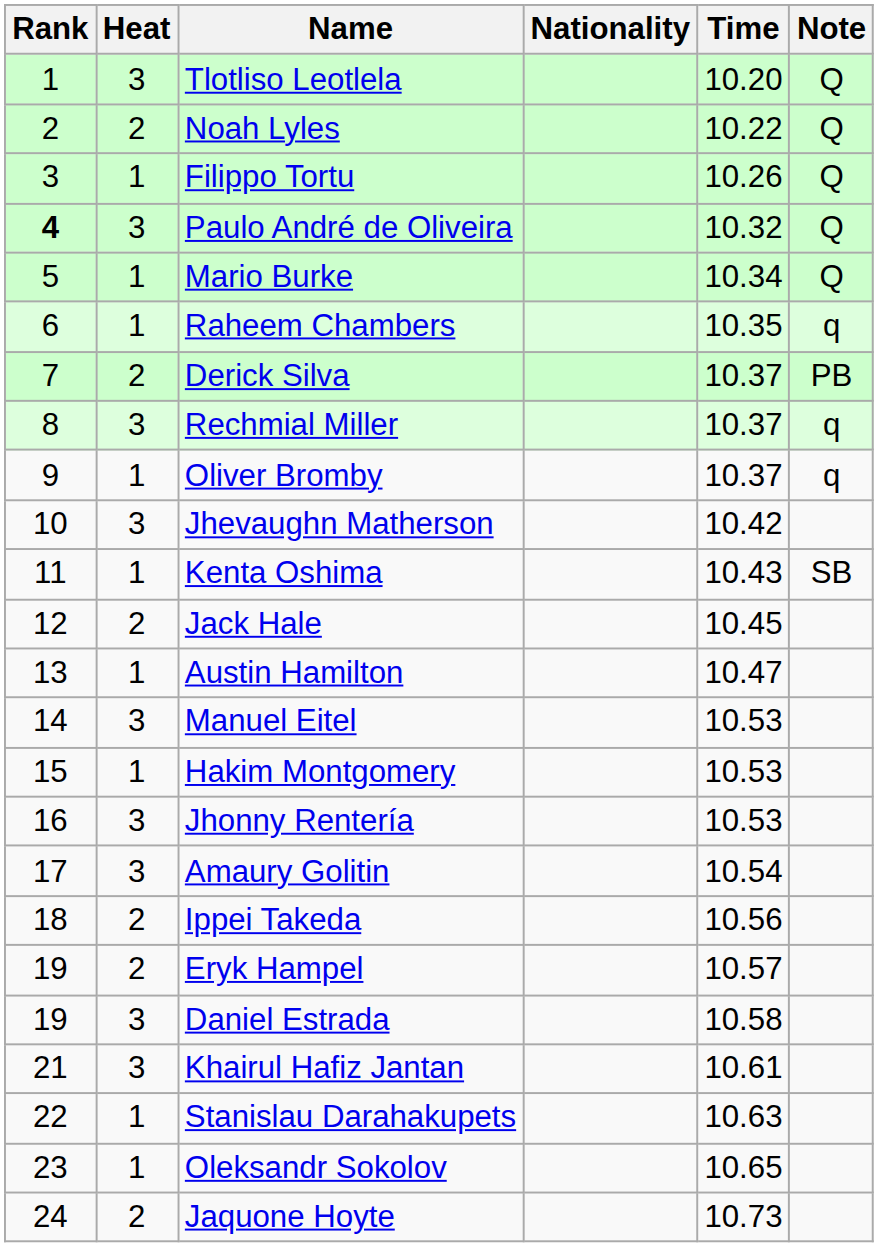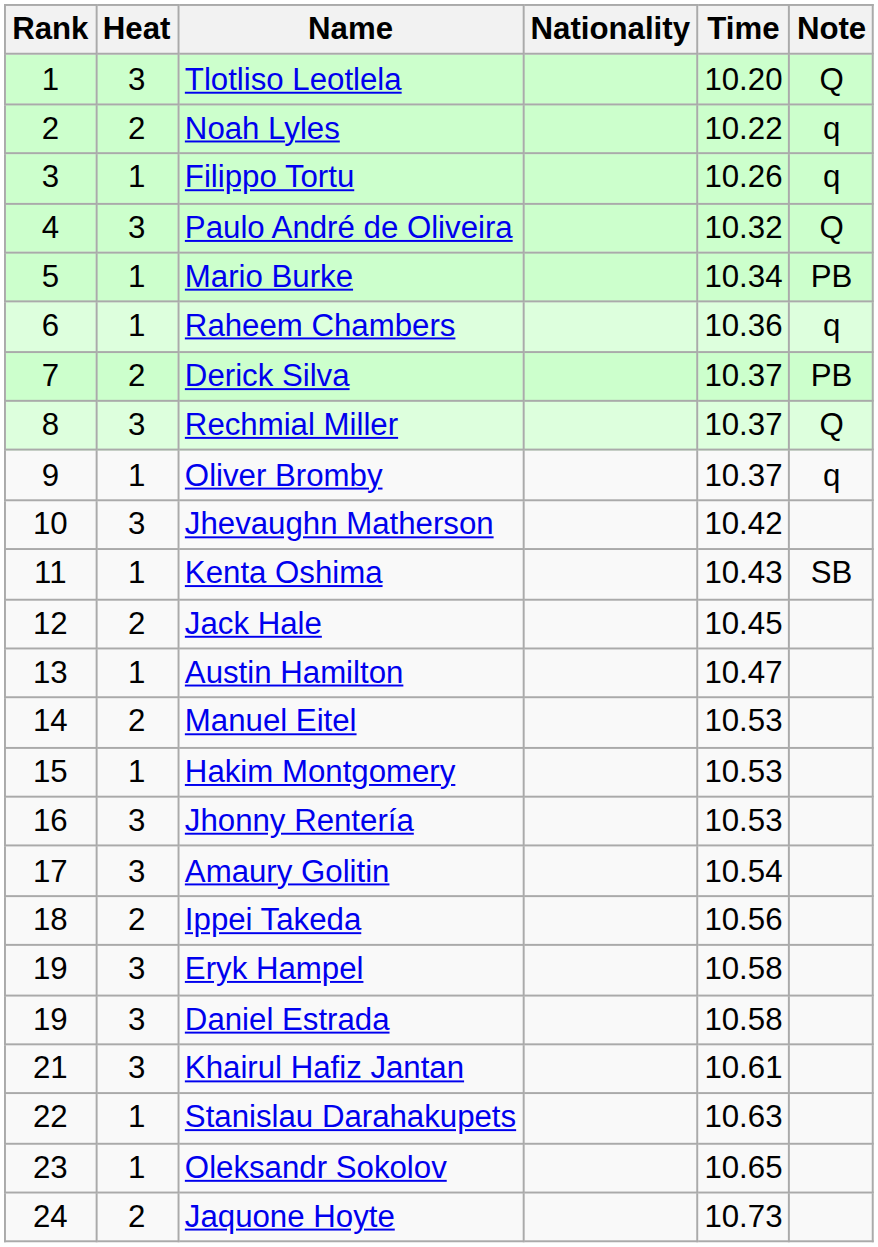(832, 128) Q -> (832, 128) q
(832, 177) Q -> (832, 177) q
(50, 227) bold -> (50, 227) normal
(832, 276) Q -> (832, 276) PB
(743, 326) 10.35 -> (743, 326) 10.36
(832, 425) q -> (832, 425) Q
(137, 721) 3 -> (137, 721) 2
(137, 969) 2 -> (137, 969) 3
(743, 969) 10.57 -> (743, 969) 10.58
